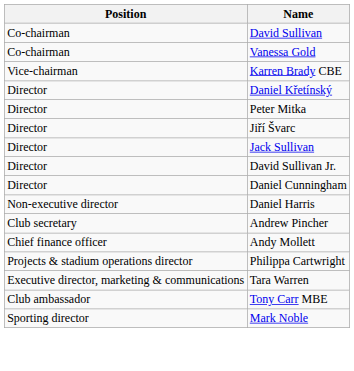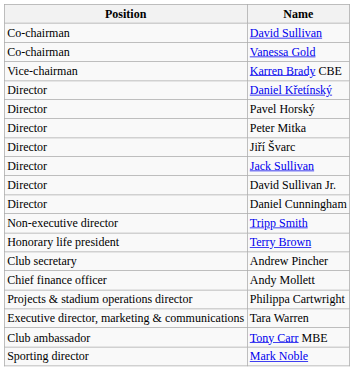+ row: (282, 109)
- row: (282, 204)
+ row: (279, 223)
+ row: (281, 242)
